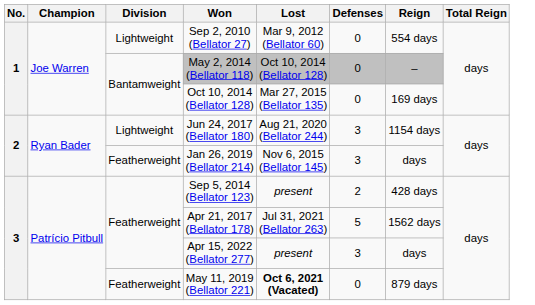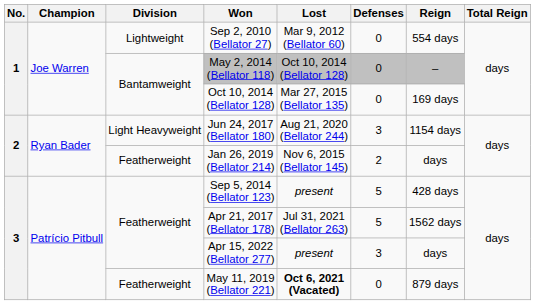(144, 130) Lightweight -> (155, 130) Light Heavyweight
(358, 161) 3 -> (379, 161) 2
(358, 191) 2 -> (379, 191) 5
